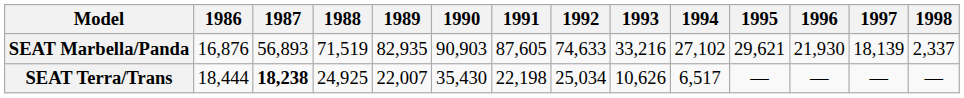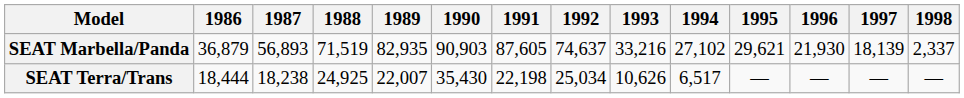(223, 48) 16,876 -> (223, 48) 36,879
(581, 48) 74,633 -> (581, 48) 74,637
(283, 78) bold -> (283, 78) normal
